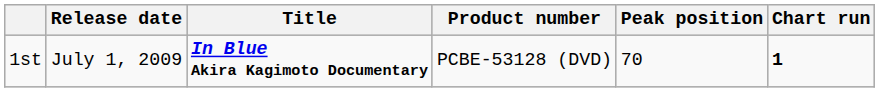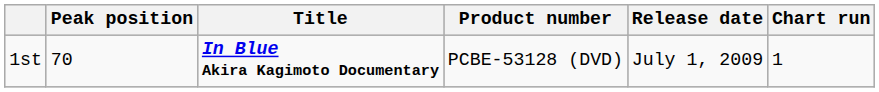columns swapped: (116, 20) <-> (692, 20)
(777, 61) bold -> (777, 61) normal
